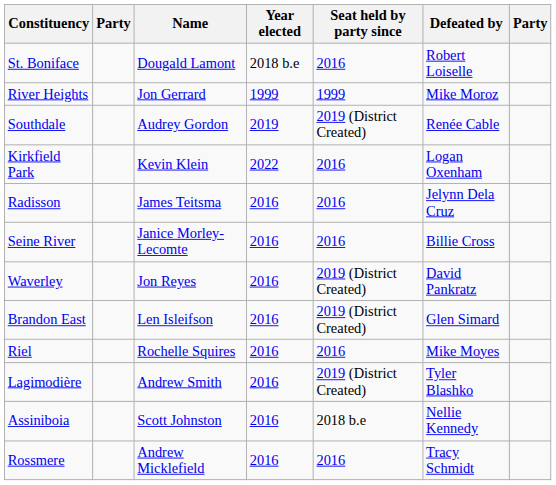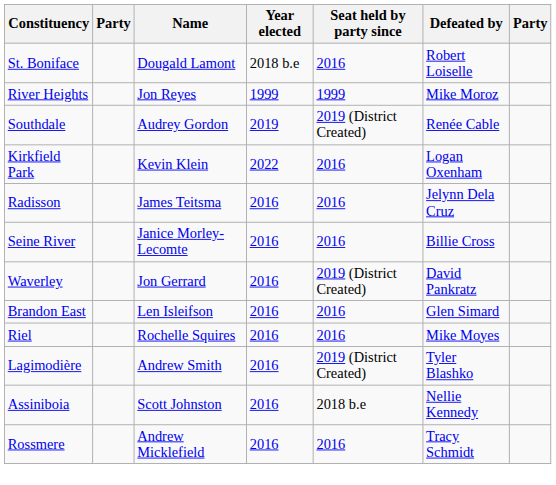(171, 93) Jon Gerrard -> (167, 93) Jon Reyes
(167, 281) Jon Reyes -> (171, 281) Jon Gerrard
(357, 320) 2019 (District Created) -> (331, 312) 2016
